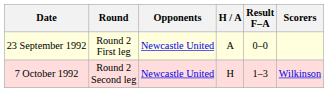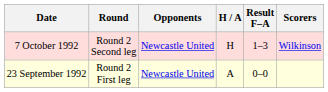rows swapped: (46, 46) <-> (46, 73)
